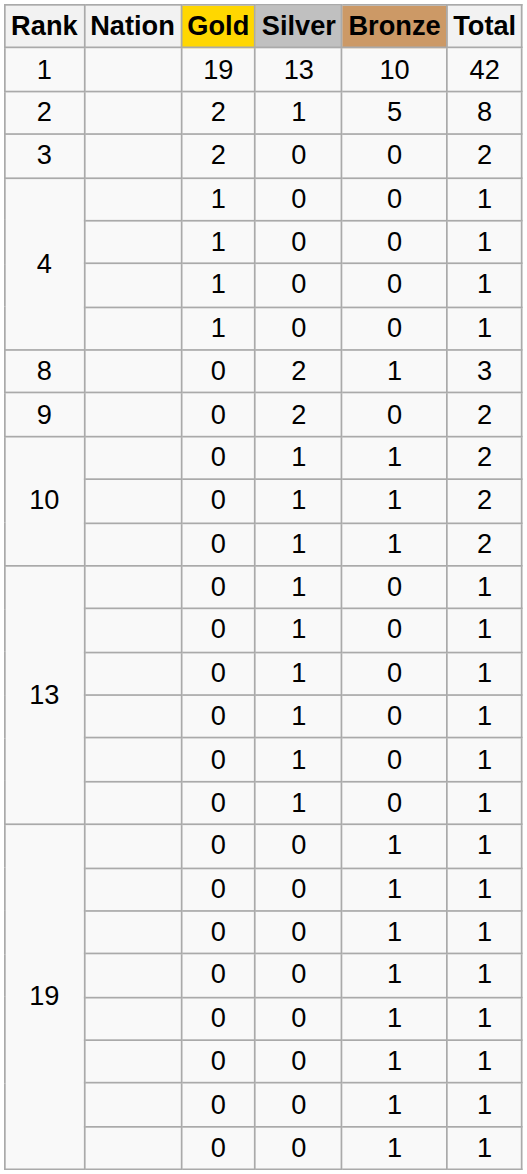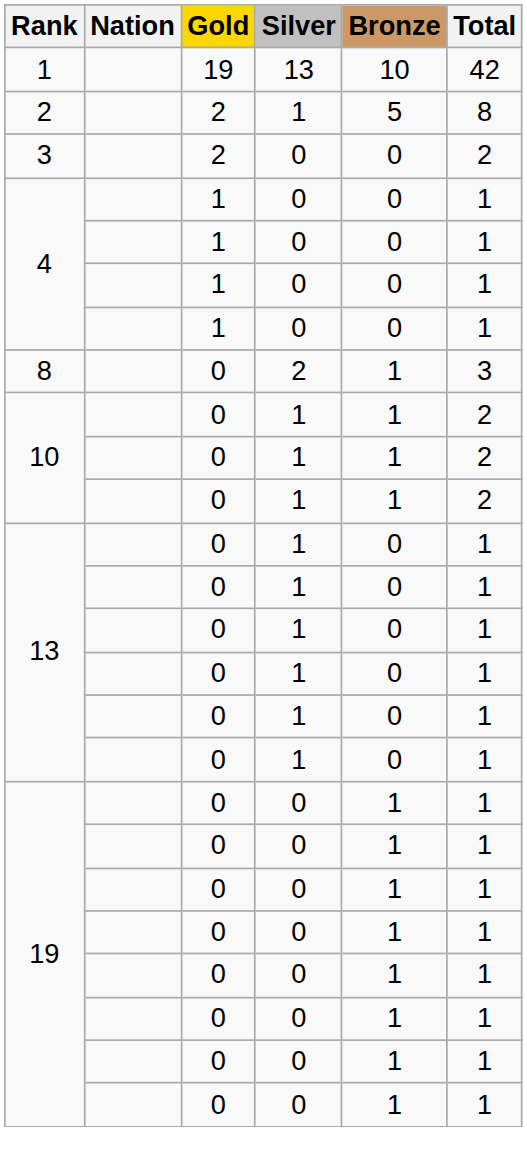- row: (44, 414)
